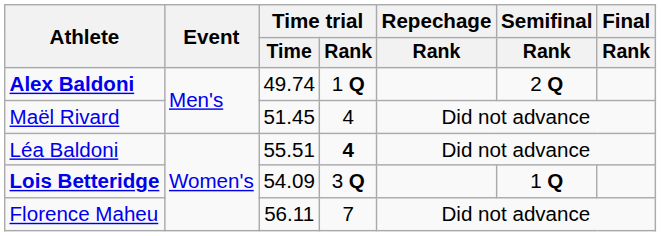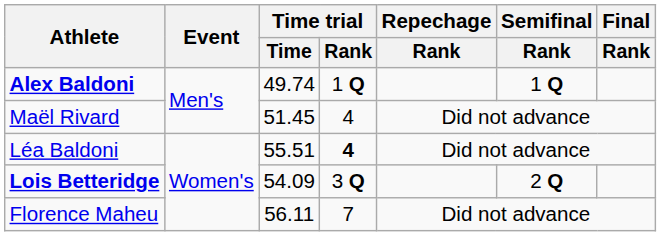(547, 85) 2 Q -> (547, 85) 1 Q
(547, 182) 1 Q -> (547, 182) 2 Q
